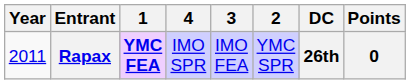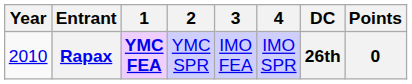columns swapped: (276, 18) <-> (188, 18)
(27, 55) 2011 -> (28, 55) 2010
